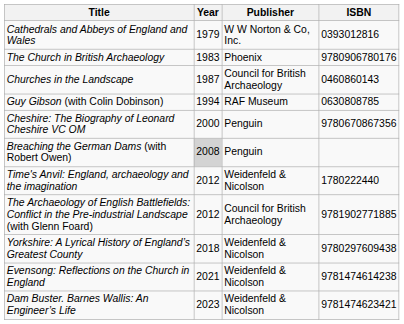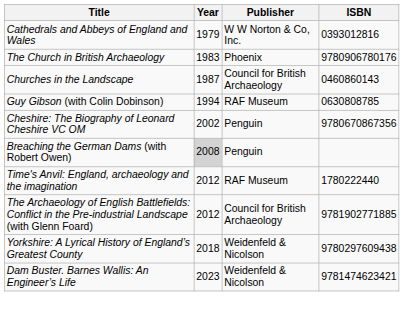(208, 124) 2000 -> (208, 124) 2002
(255, 180) Weidenfeld & Nicolson -> (256, 180) RAF Museum
- row: (98, 277)
